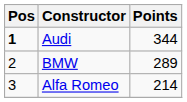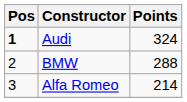(165, 39) 344 -> (165, 39) 324
(165, 62) 289 -> (165, 62) 288
